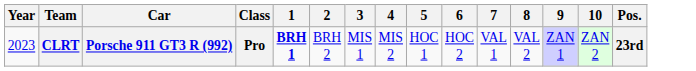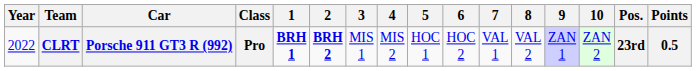+ column: (670, 15)
(21, 46) 2023 -> (21, 46) 2022
(327, 46) normal -> (328, 46) bold
